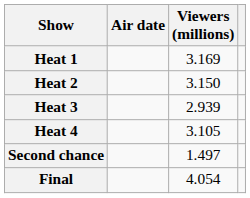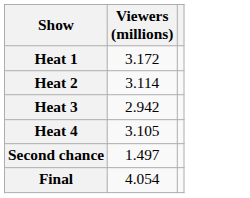- column: (138, 25)
(203, 58) 3.169 -> (142, 58) 3.172
(203, 82) 3.150 -> (142, 82) 3.114
(203, 107) 2.939 -> (142, 107) 2.942
